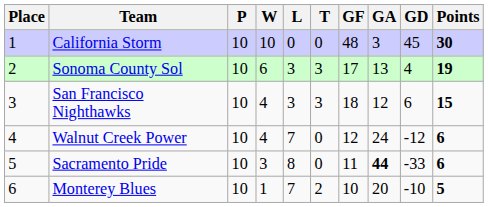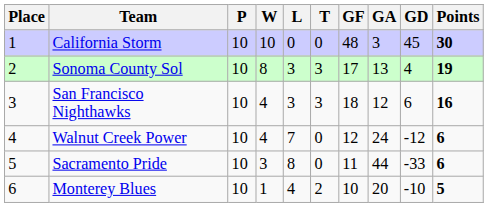(263, 68) 6 -> (263, 68) 8
(445, 103) 15 -> (445, 103) 16
(380, 163) bold -> (380, 163) normal
(291, 189) 7 -> (291, 189) 4
